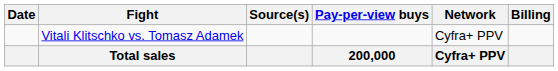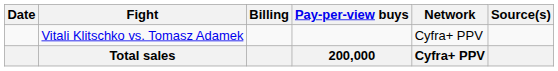columns swapped: (531, 14) <-> (279, 14)
